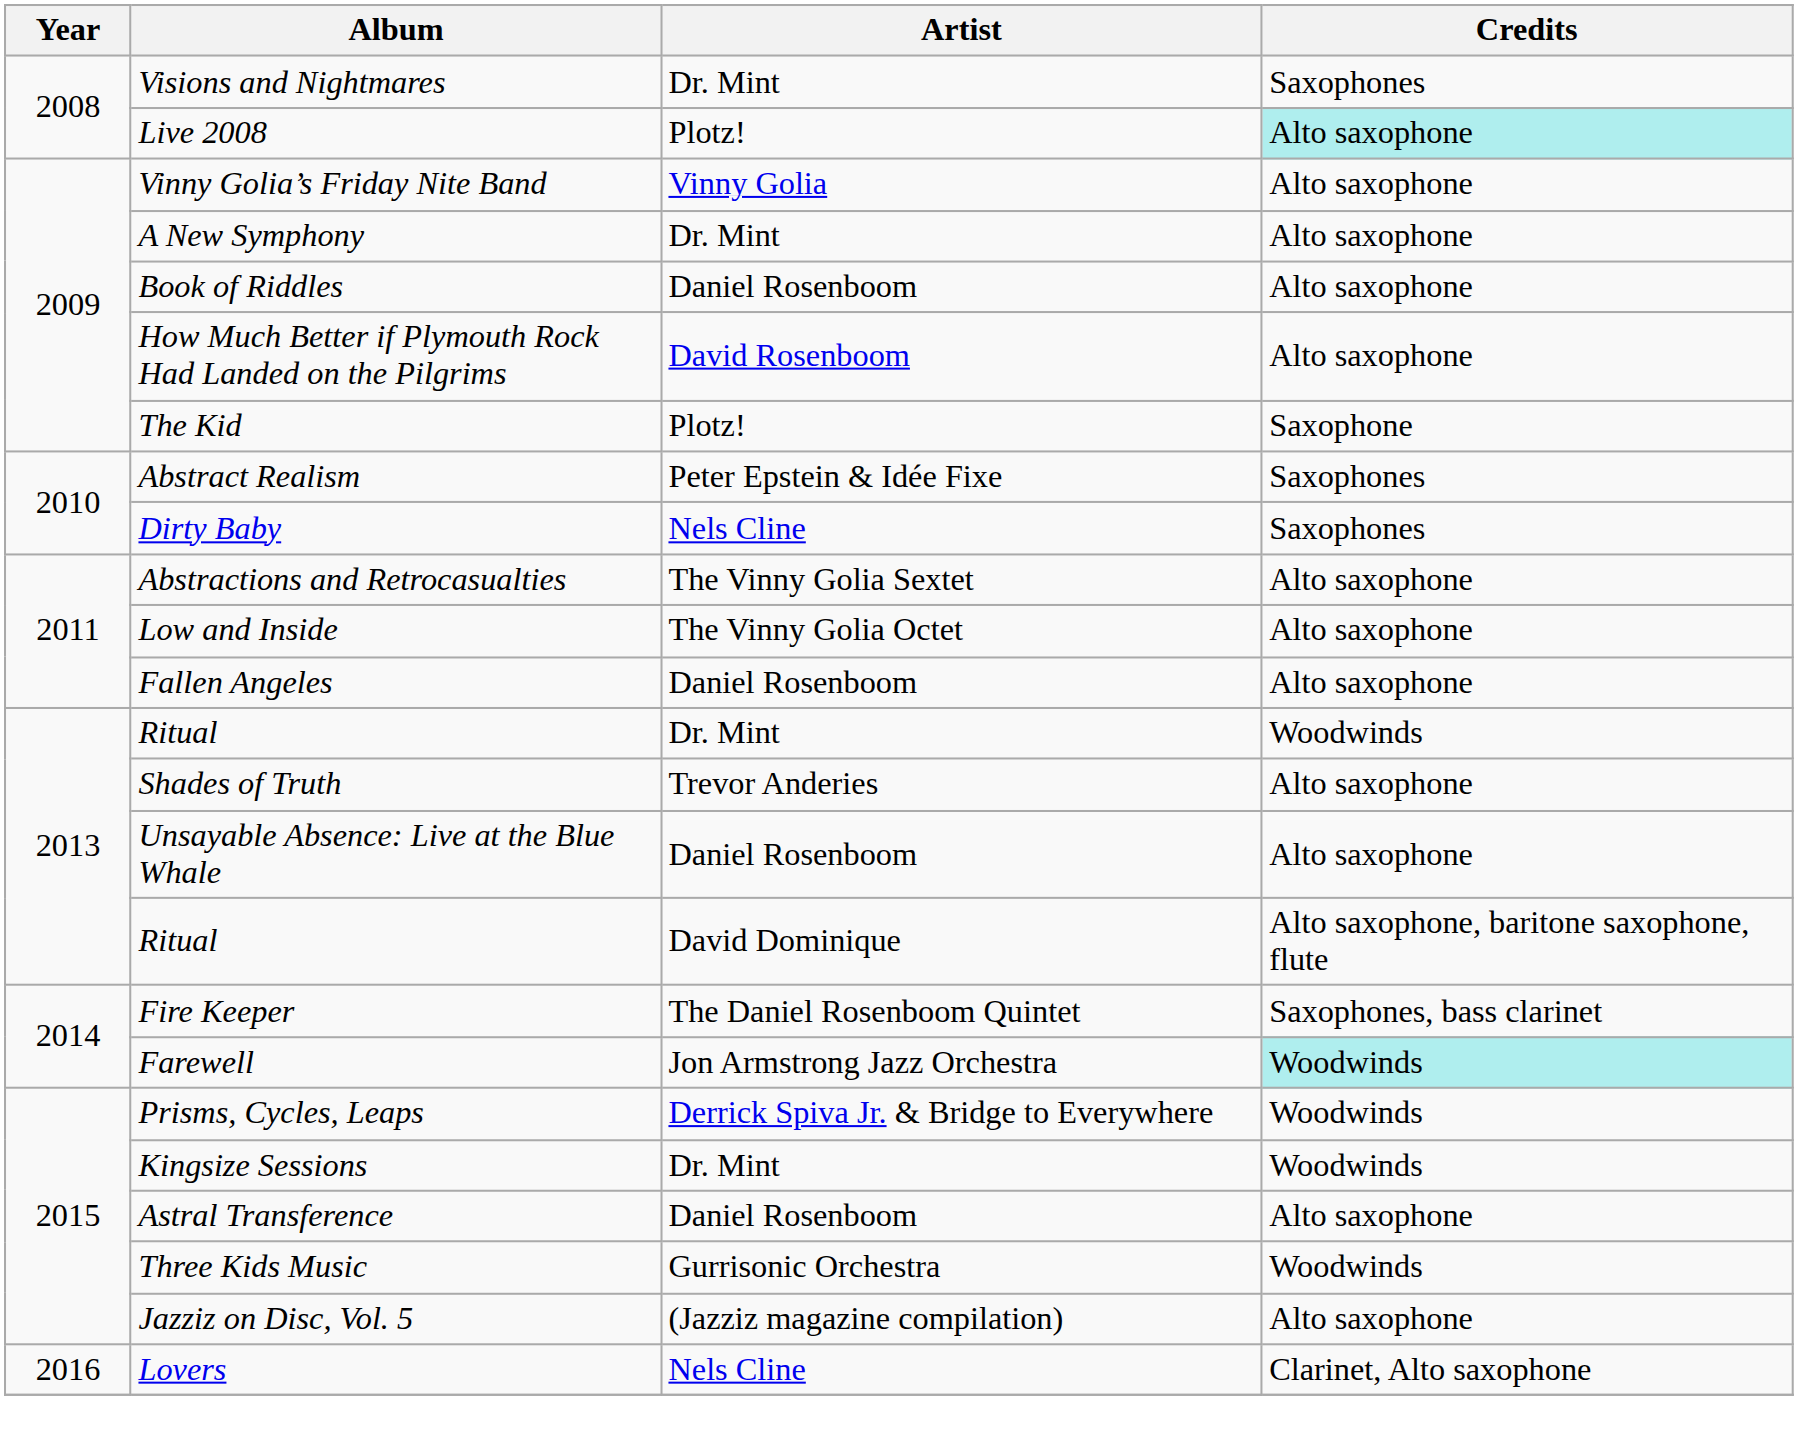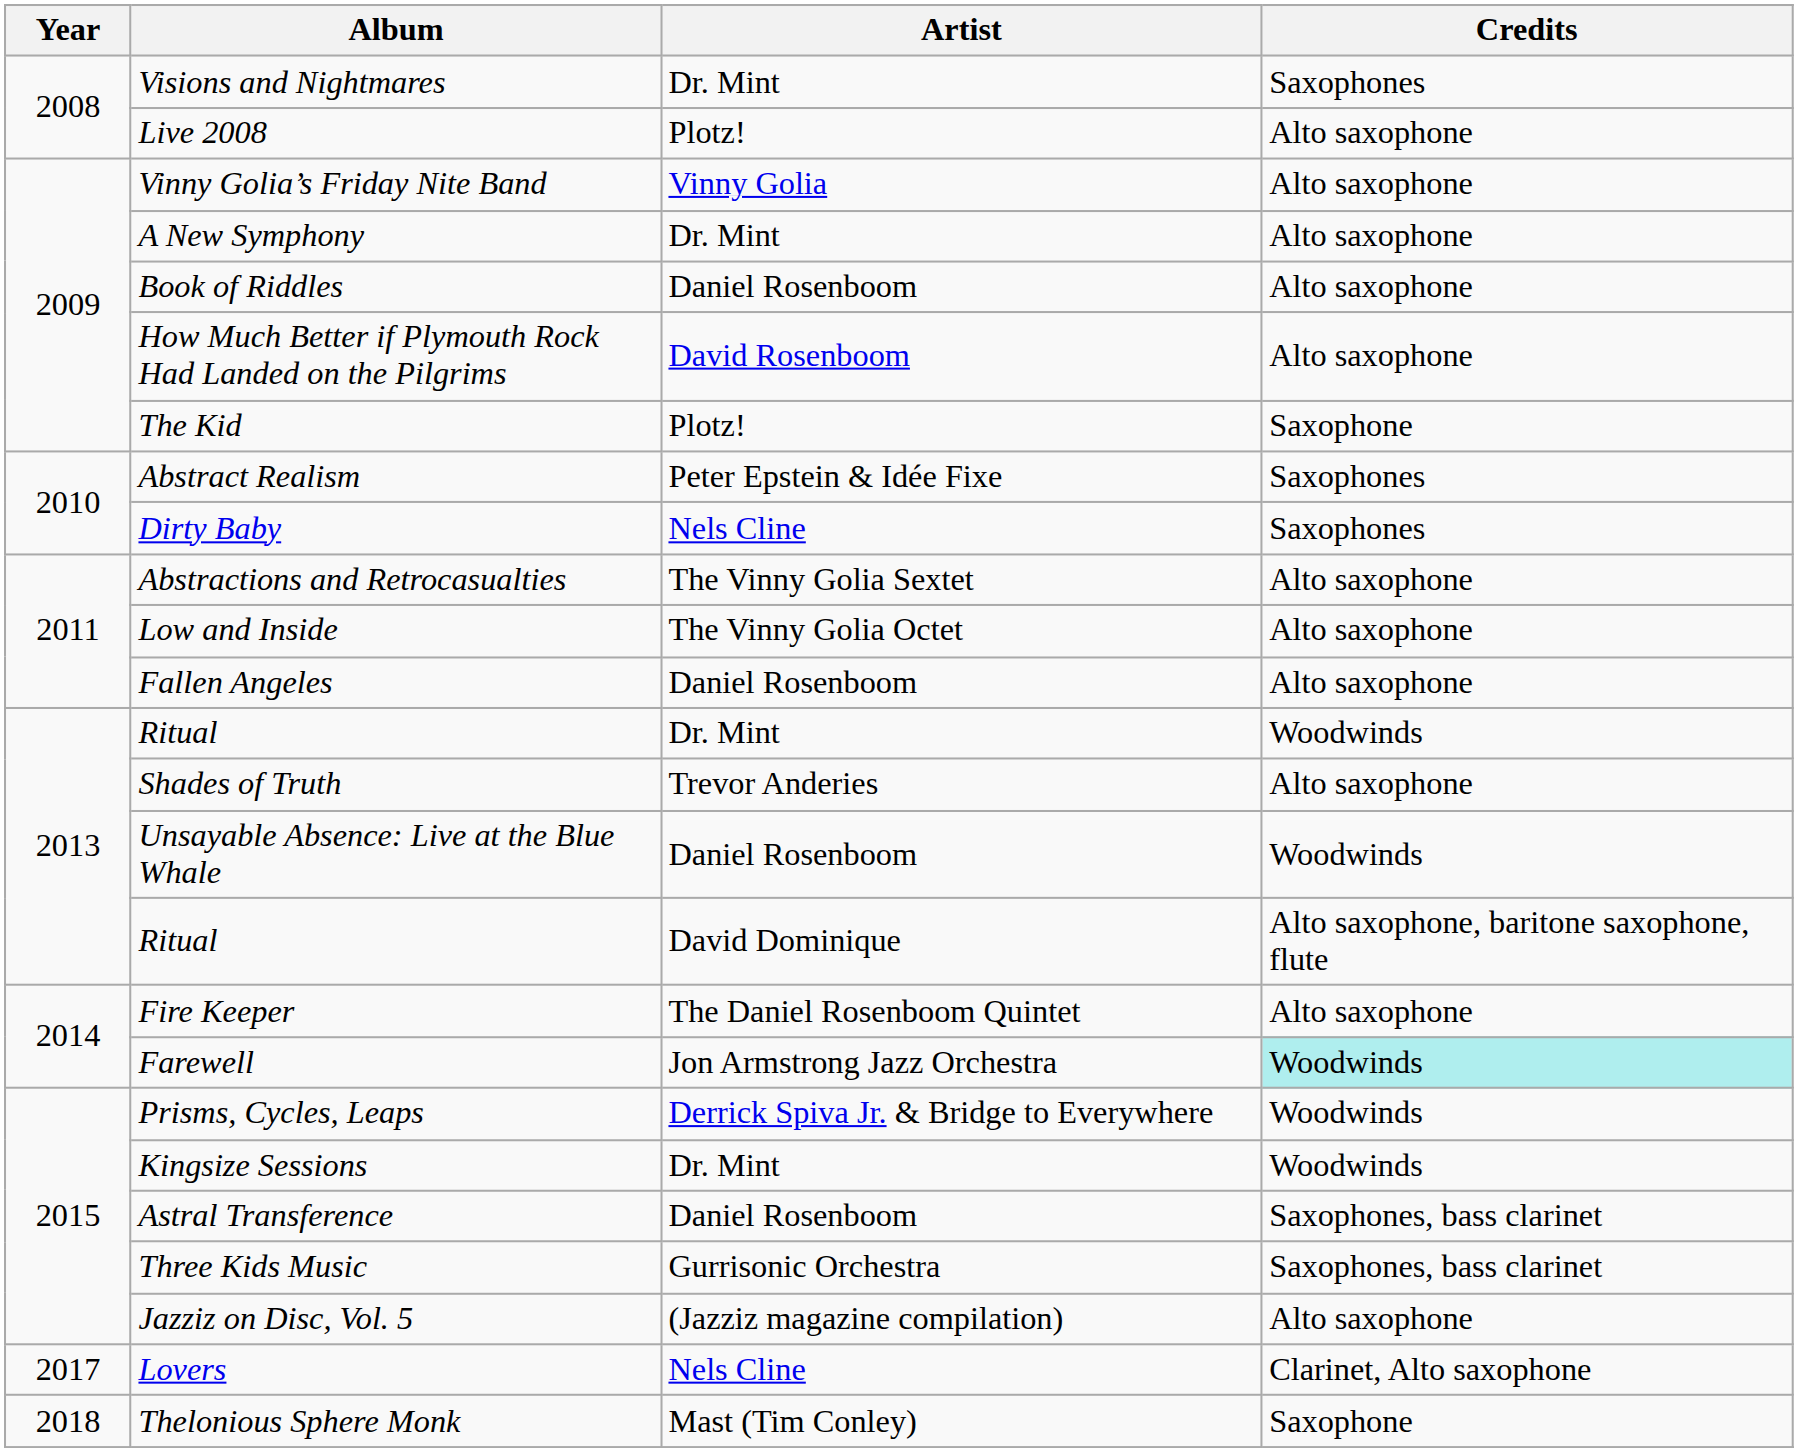(1371, 132) paleturquoise background -> (1371, 132) no background
(1371, 853) Alto saxophone -> (1346, 853) Woodwinds
(1436, 1010) Saxophones, bass clarinet -> (1371, 1010) Alto saxophone
(1371, 1215) Alto saxophone -> (1436, 1215) Saxophones, bass clarinet
(1346, 1266) Woodwinds -> (1436, 1266) Saxophones, bass clarinet
(68, 1369) 2016 -> (68, 1369) 2017
+ row: (299, 1420)
